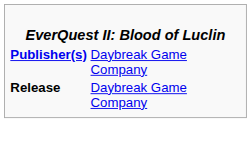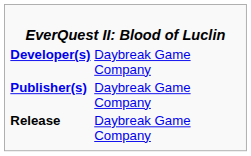+ row: (50, 54)
